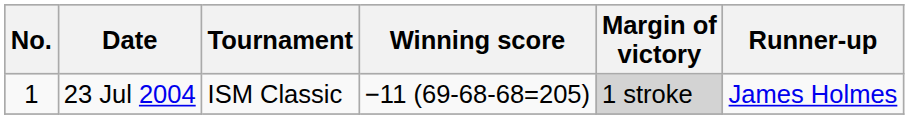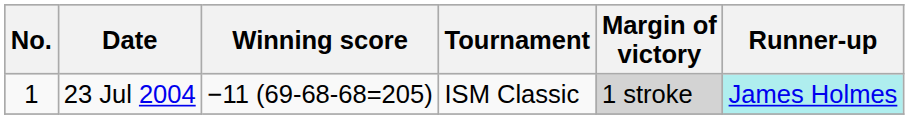columns swapped: (280, 40) <-> (477, 40)
(813, 94) no background -> (813, 94) paleturquoise background
